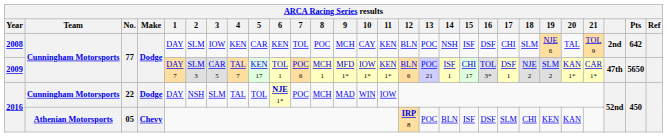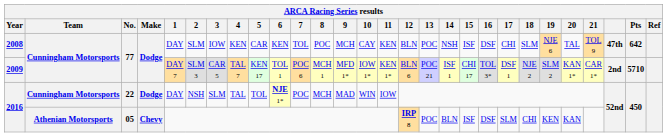(615, 45) 2nd -> (615, 45) 47th
(615, 70) 47th -> (615, 70) 2nd
(636, 70) 5650 -> (636, 70) 5710
